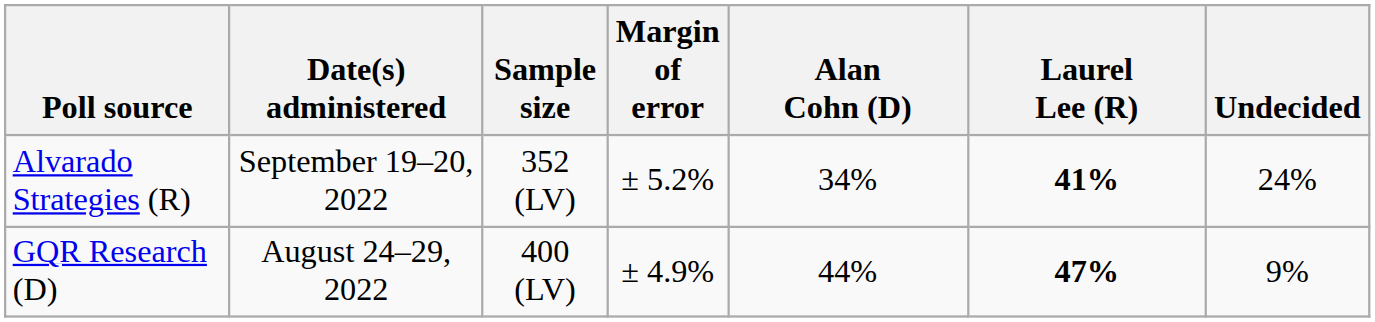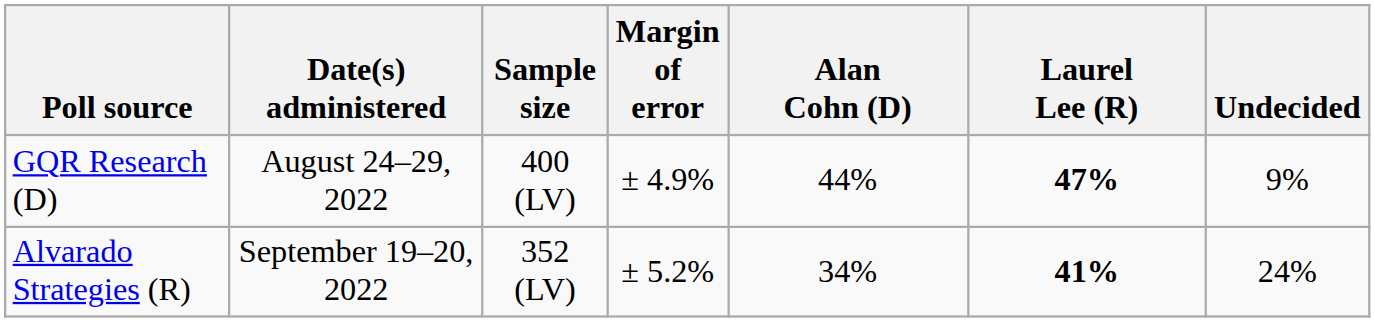rows swapped: (102, 179) <-> (110, 271)
